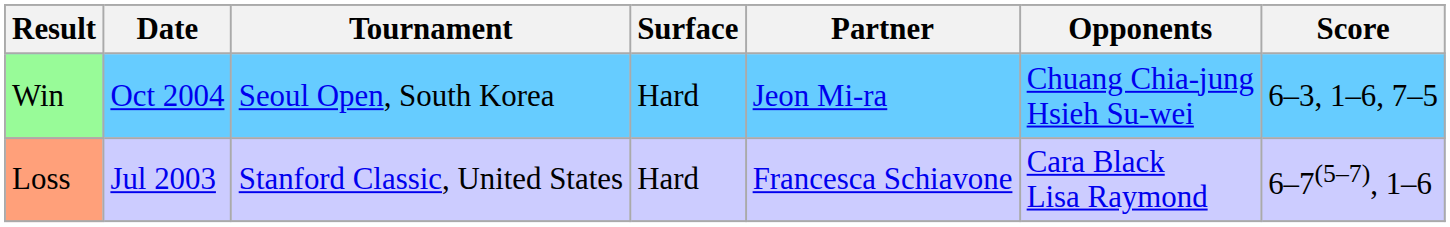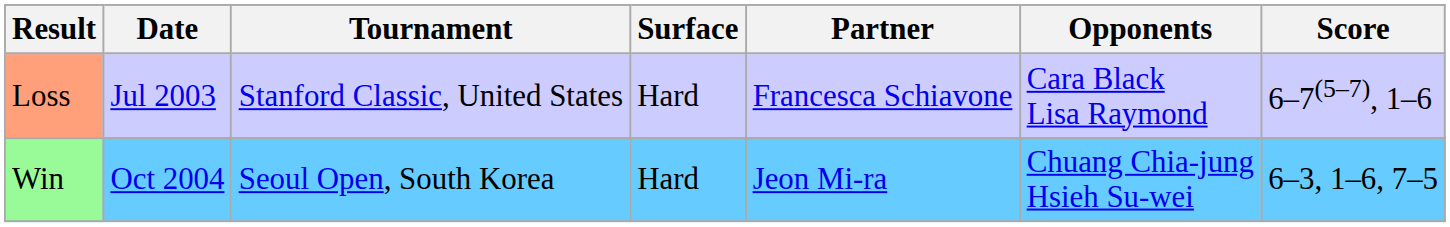rows swapped: (41, 179) <-> (38, 95)
